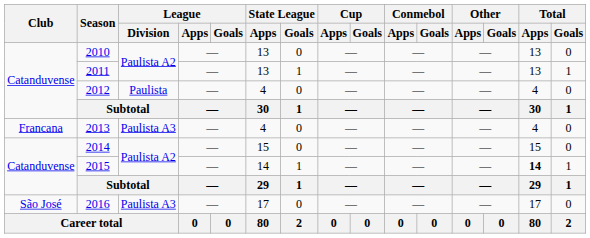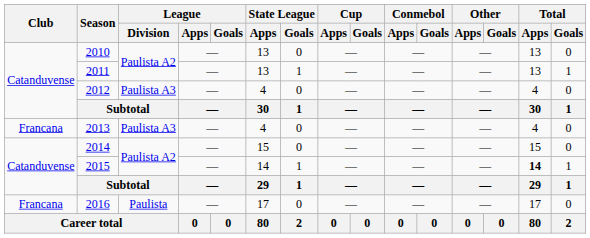(148, 90) Paulista -> (148, 90) Paulista A3
(41, 204) São José -> (41, 204) Francana
(148, 204) Paulista A3 -> (148, 204) Paulista
